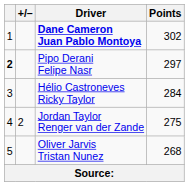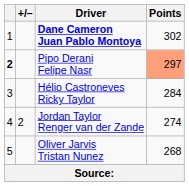(173, 64) no background -> (173, 64) lightsalmon background
(173, 122) 275 -> (173, 122) 274
